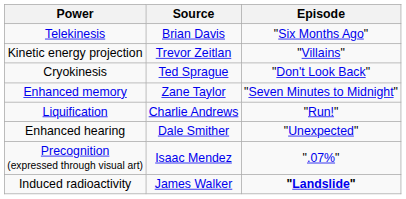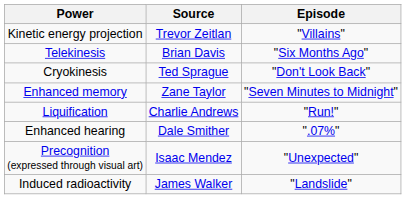rows swapped: (75, 33) <-> (75, 53)
(321, 131) "Unexpected" -> (321, 131) ".07%"
(321, 157) ".07%" -> (321, 157) "Unexpected"
(321, 184) bold -> (321, 184) normal
